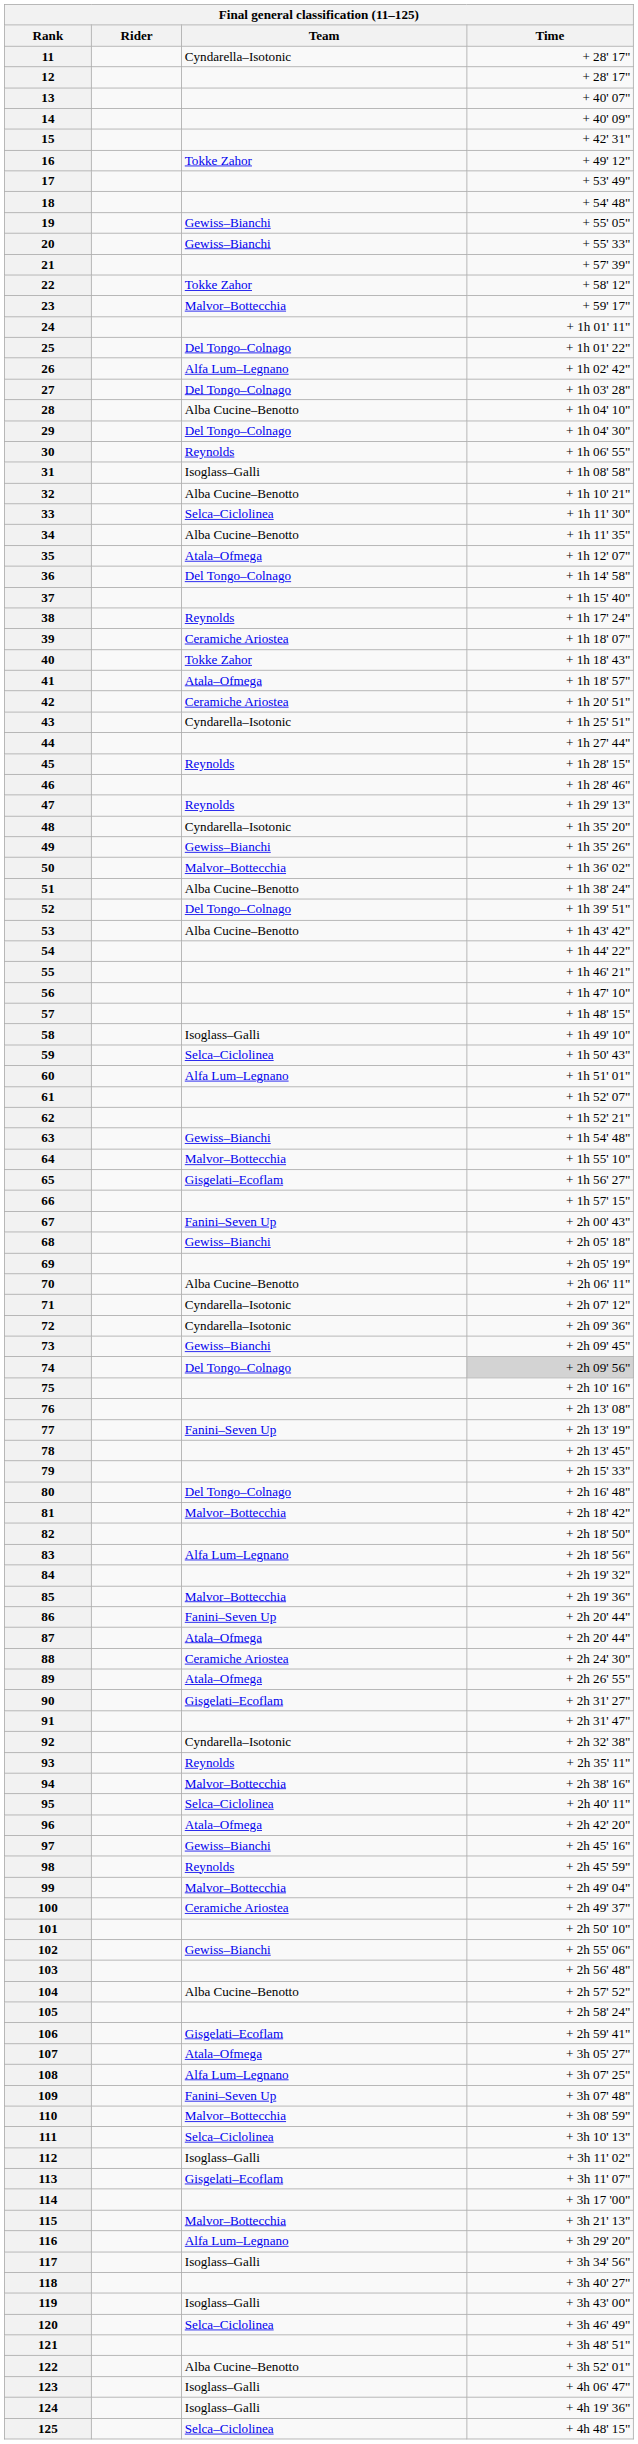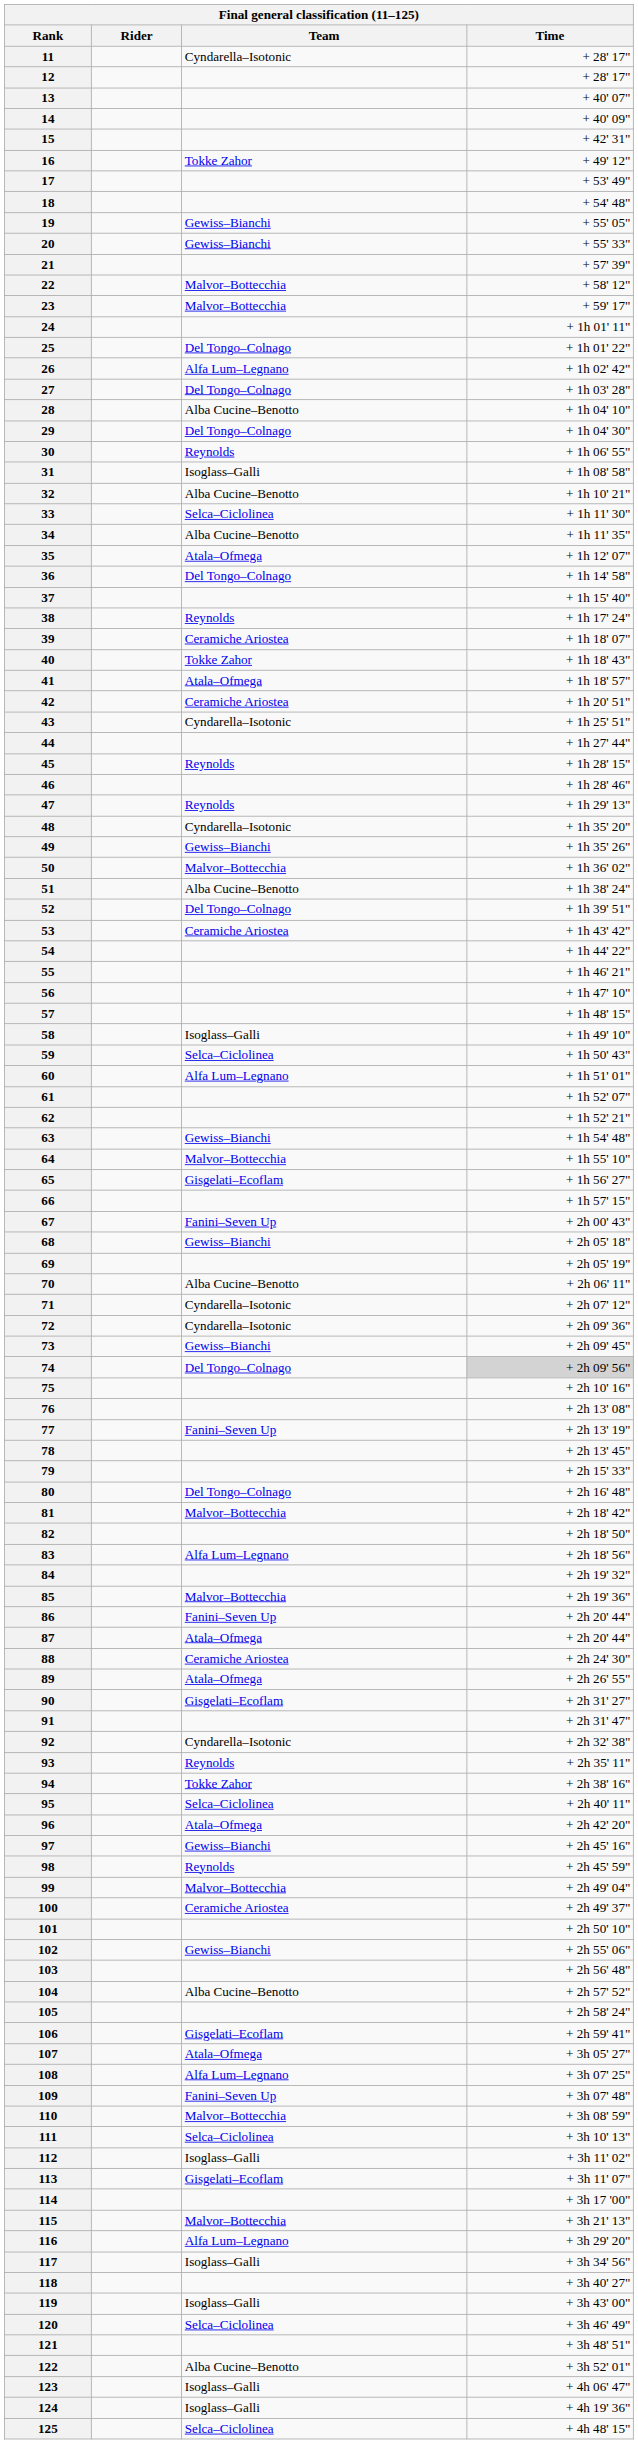(218, 285) Tokke Zahor -> (235, 285) Malvor–Bottecchia
(242, 930) Alba Cucine–Benotto -> (237, 930) Ceramiche Ariostea
(235, 1783) Malvor–Bottecchia -> (218, 1783) Tokke Zahor
